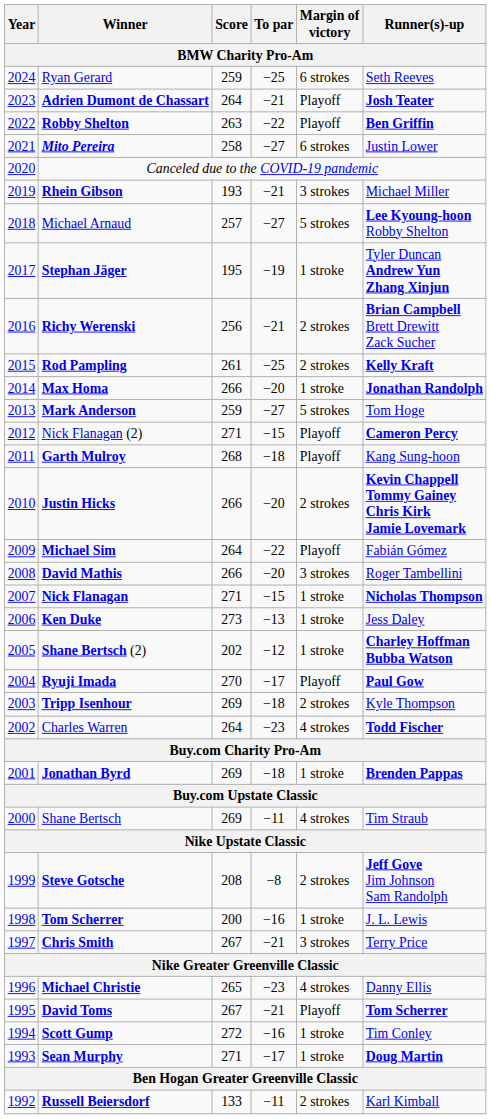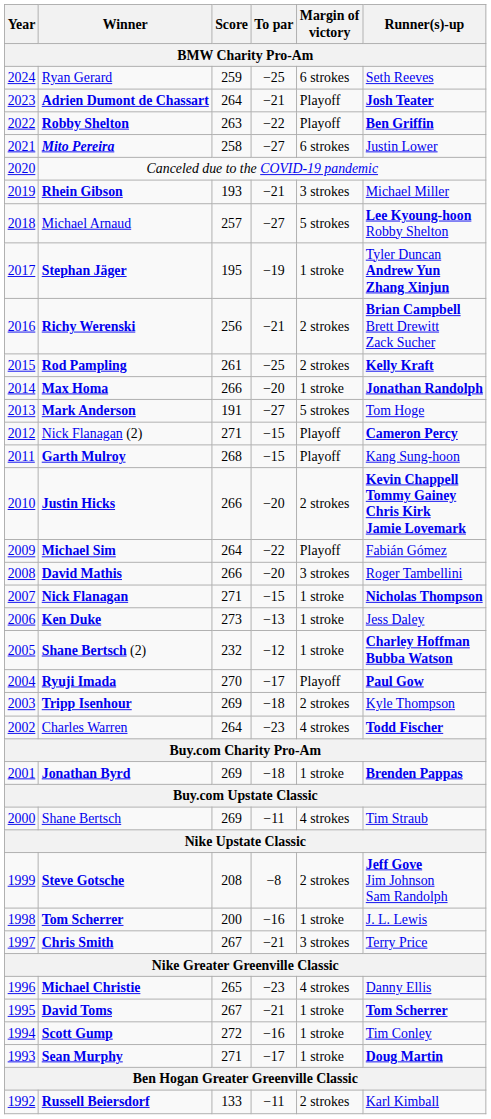(232, 410) 259 -> (232, 410) 191
(274, 456) −18 -> (274, 456) −15
(232, 650) 202 -> (232, 650) 232
(320, 1010) Playoff -> (322, 1010) 1 stroke
